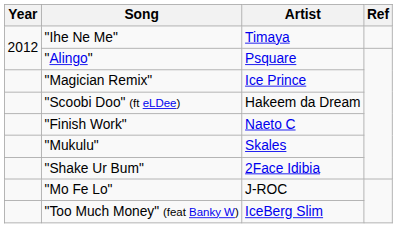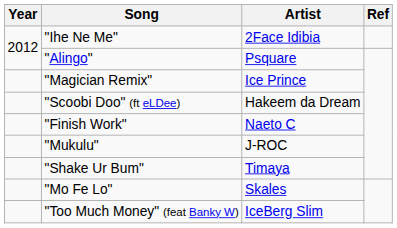(267, 37) Timaya -> (283, 37) 2Face Idibia
(266, 146) Skales -> (266, 146) J-ROC
(283, 168) 2Face Idibia -> (267, 168) Timaya
(266, 189) J-ROC -> (266, 189) Skales
